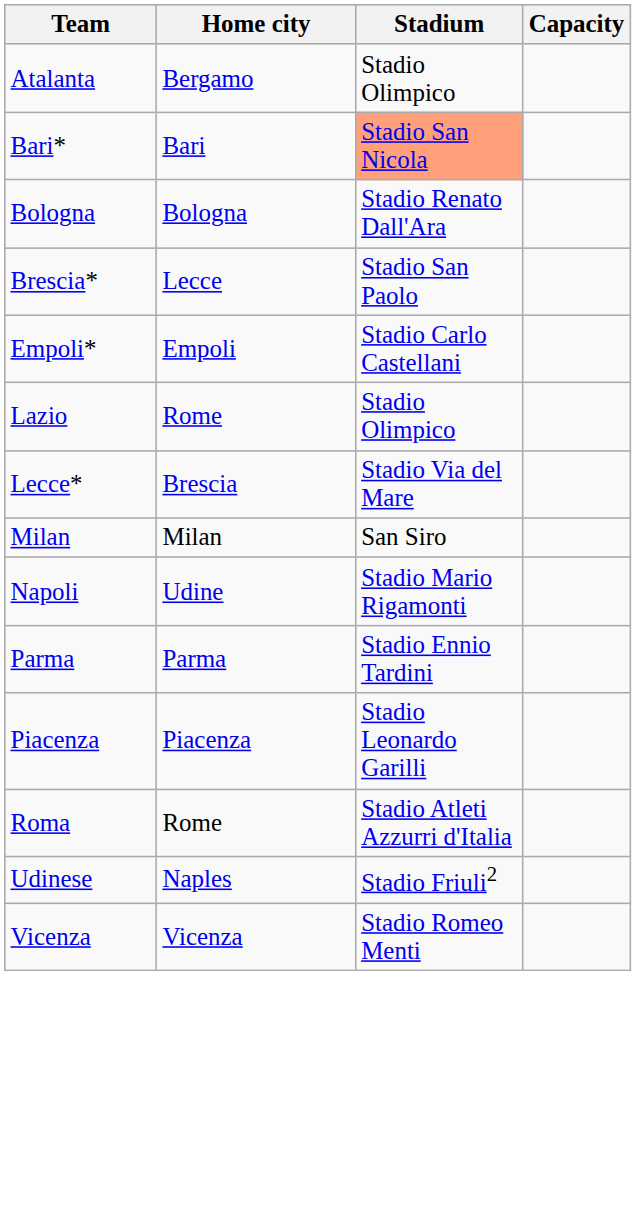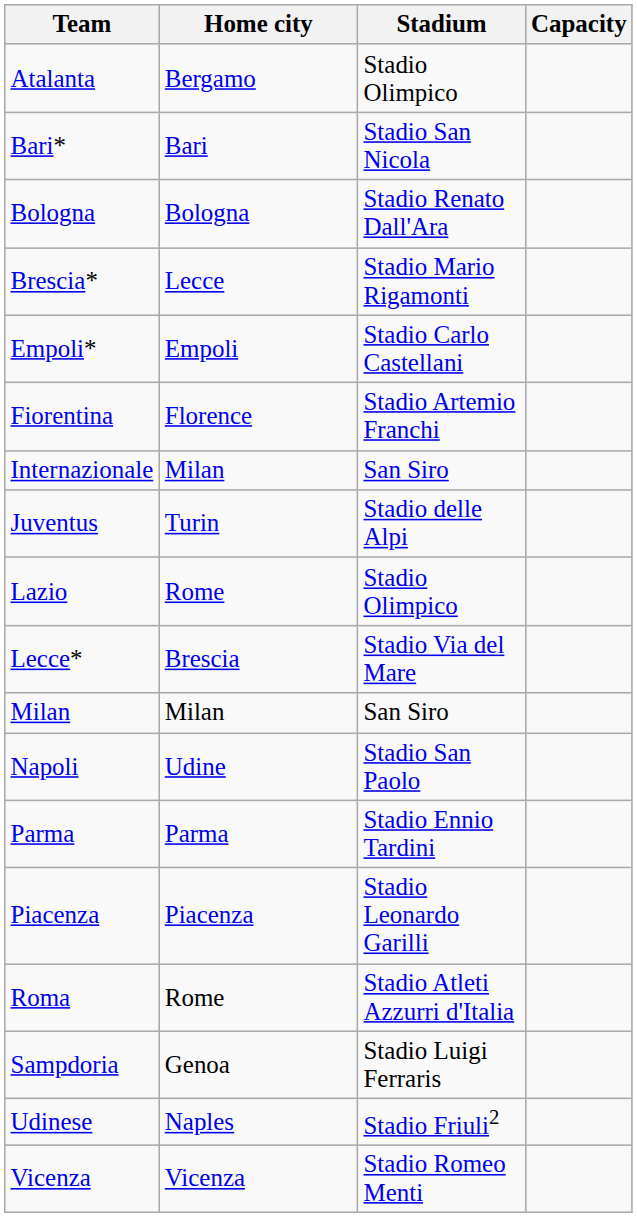(415, 145) lightsalmon background -> (417, 145) no background
(415, 280) Stadio San Paolo -> (429, 280) Stadio Mario Rigamonti
+ row: (62, 416)
+ row: (82, 469)
+ row: (54, 523)
(427, 591) Stadio Mario Rigamonti -> (417, 766) Stadio San Paolo
+ row: (65, 1064)
